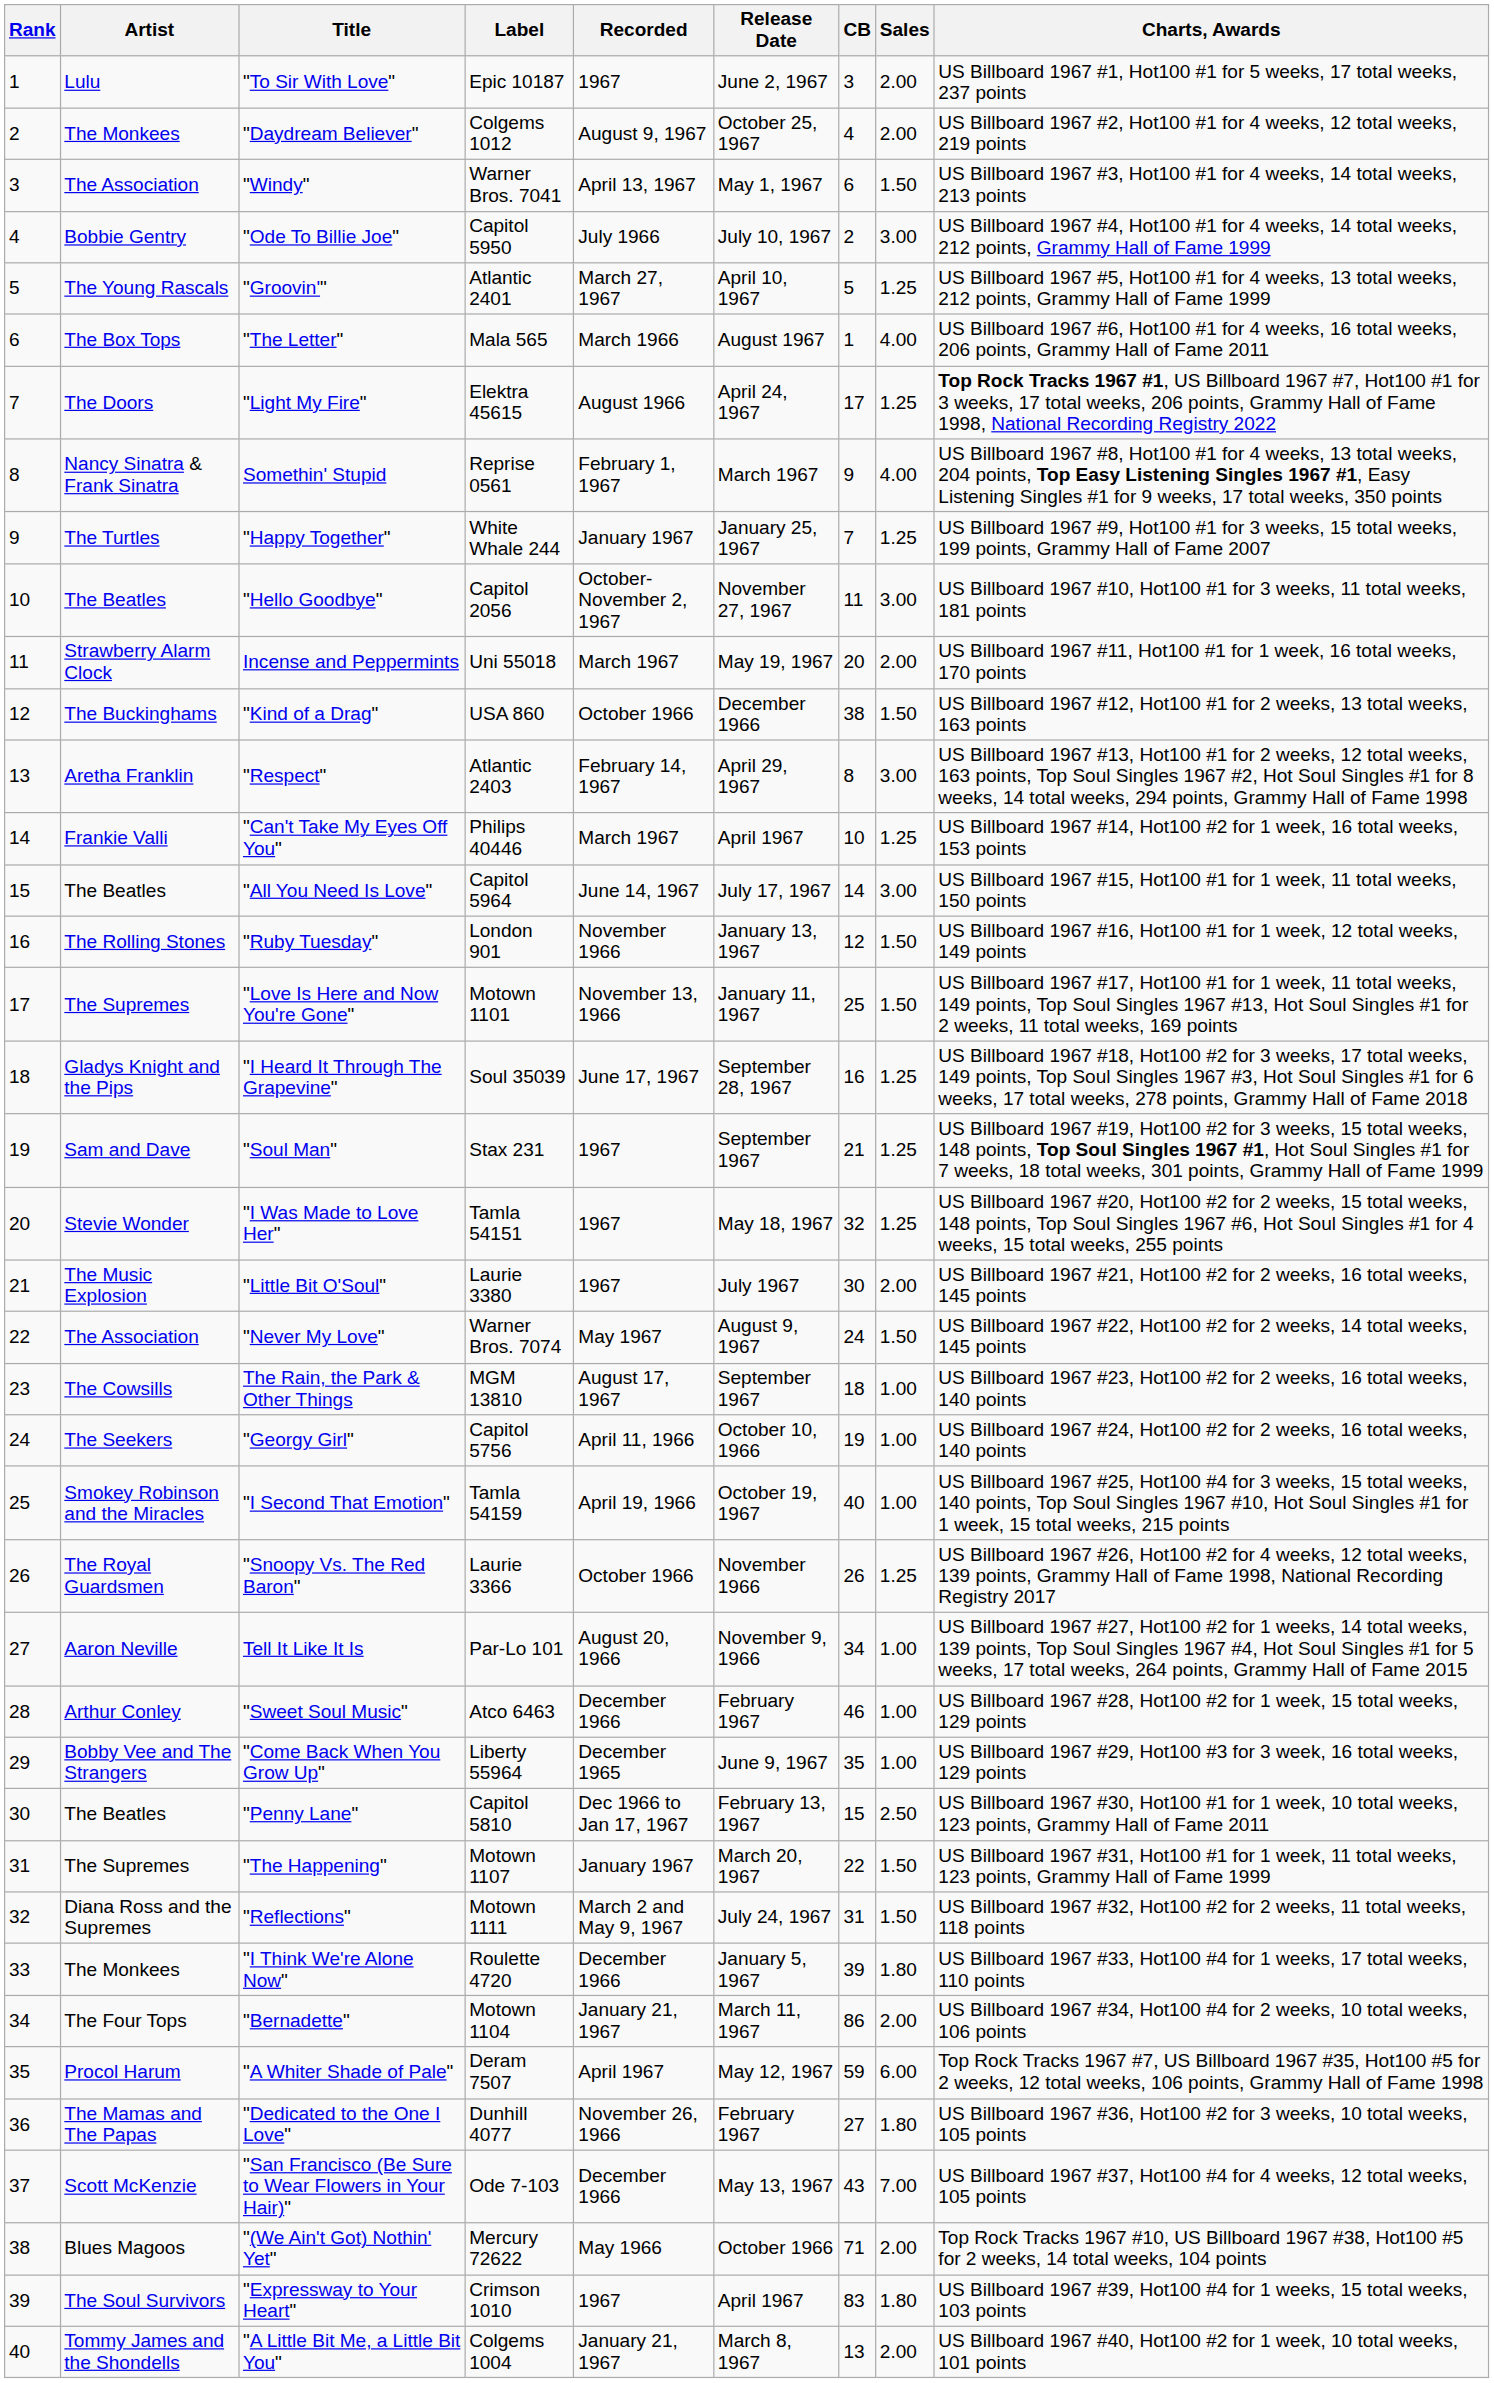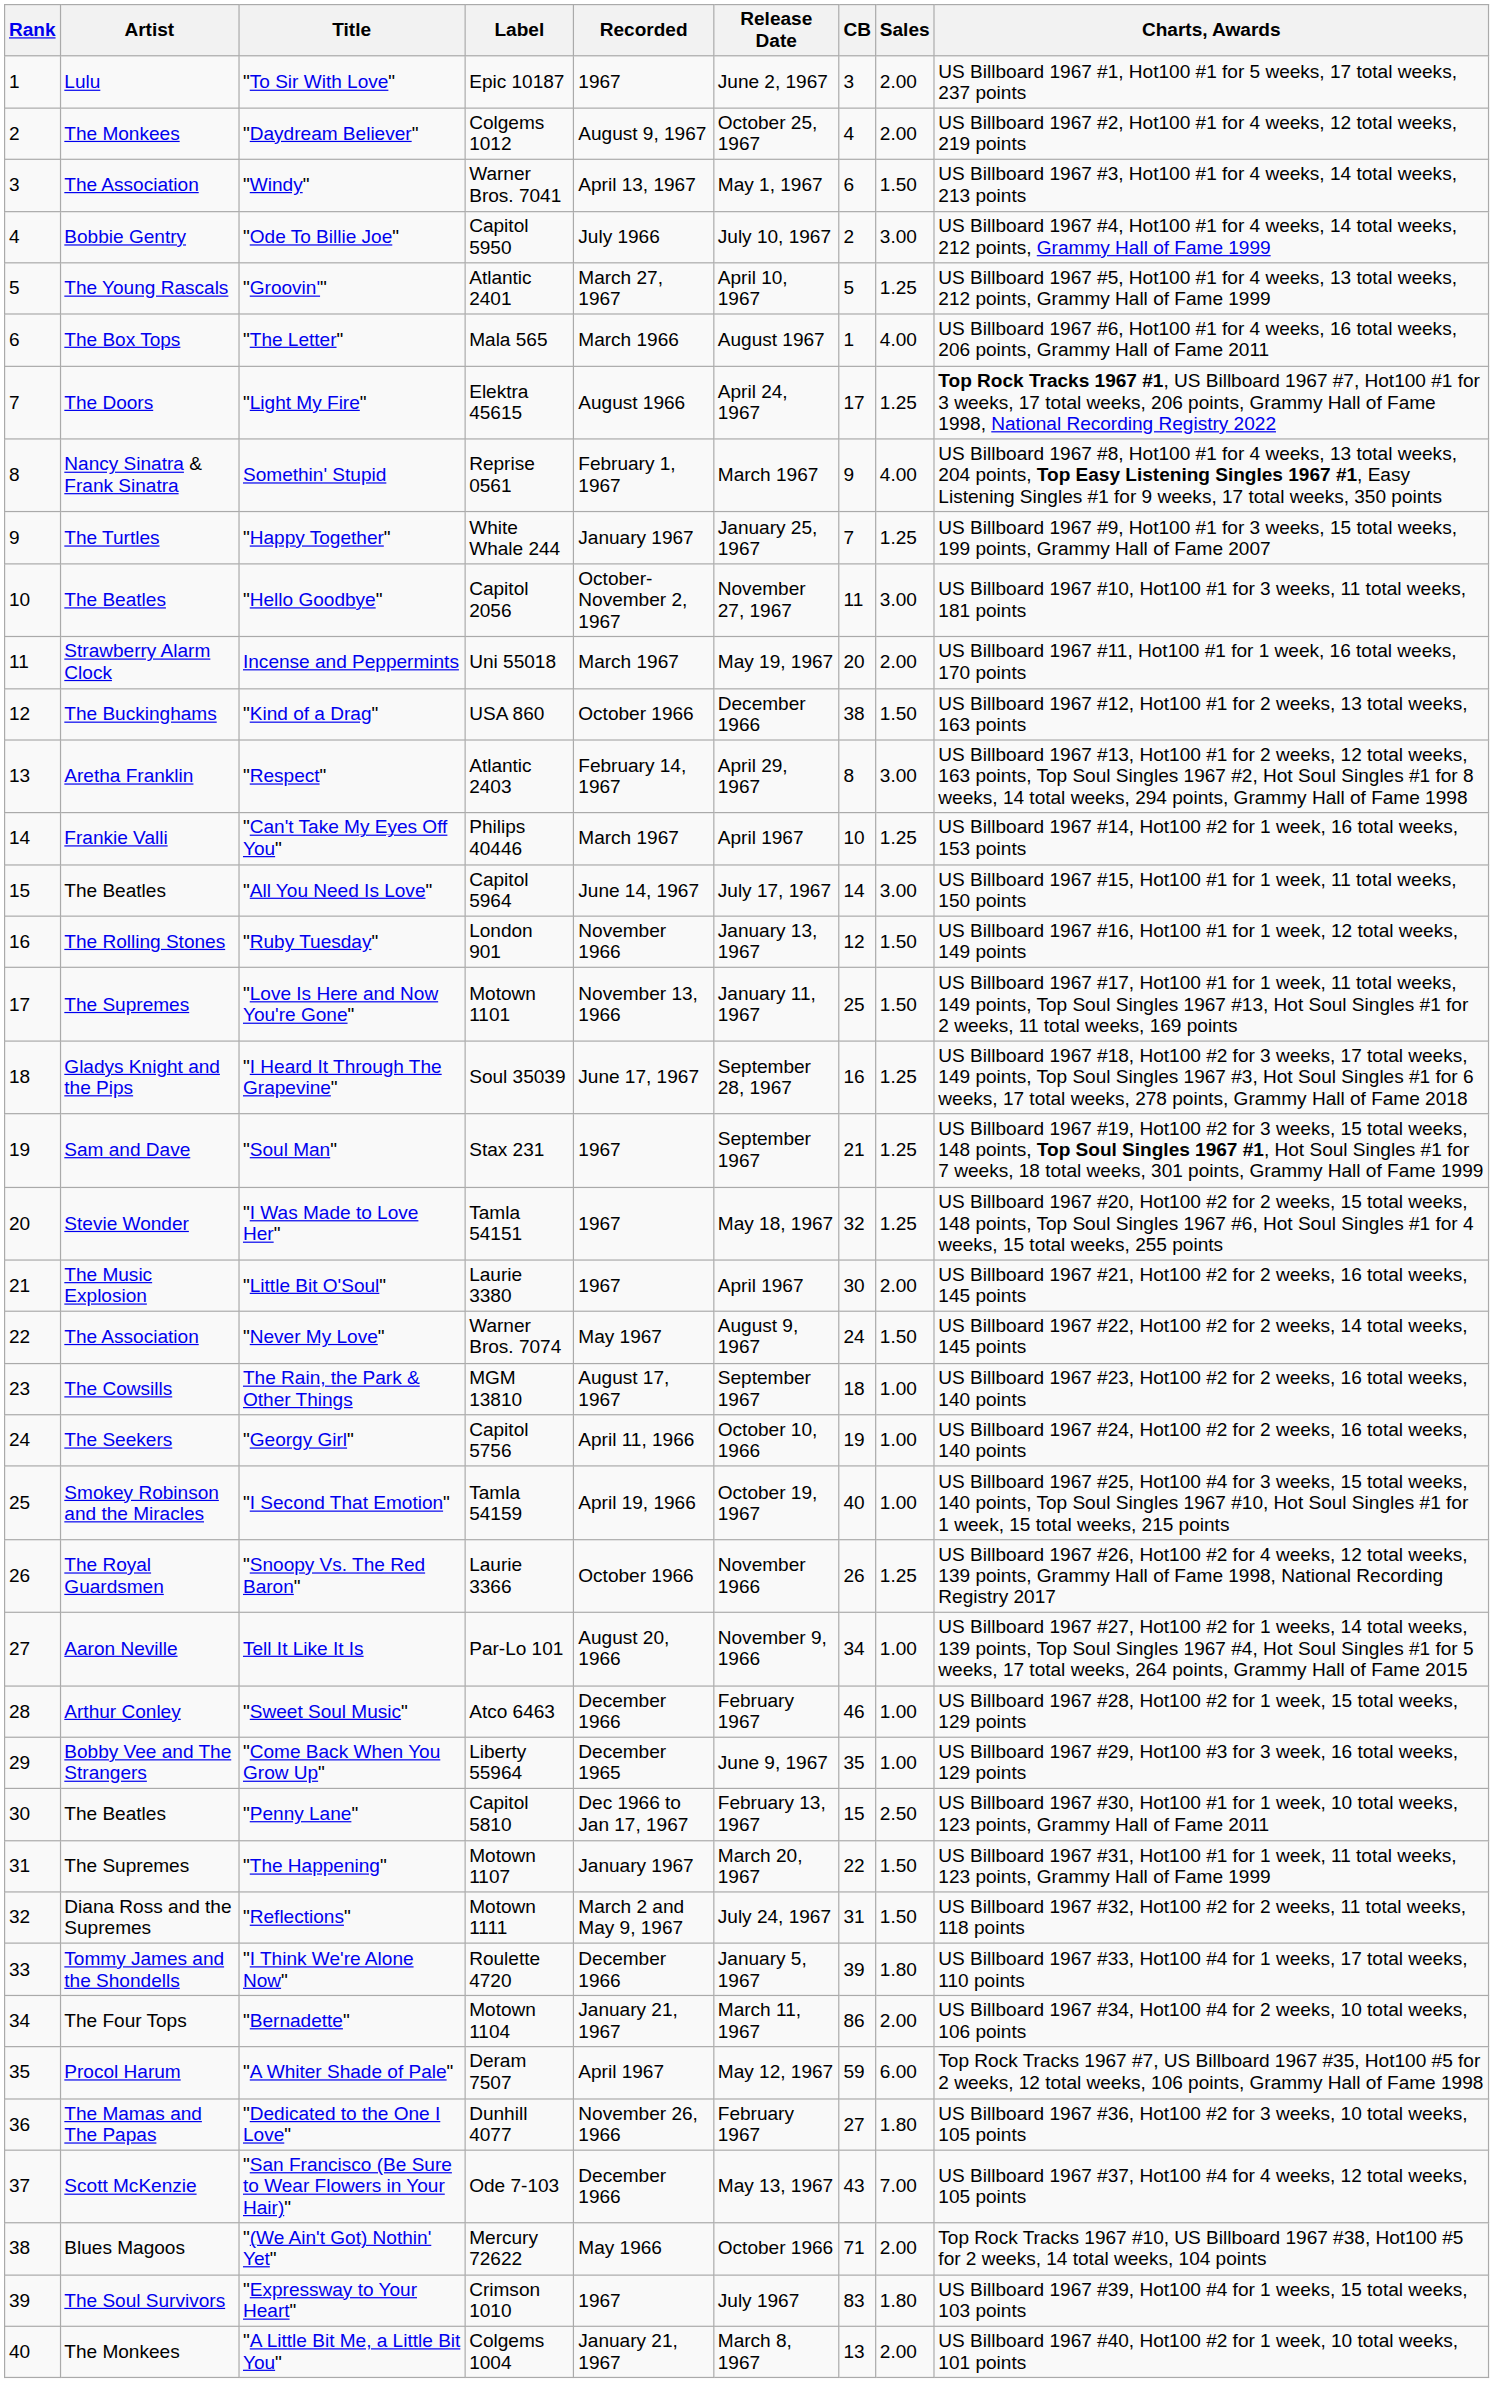(759, 1285) July 1967 -> (761, 1285) April 1967
(122, 1969) The Monkees -> (144, 1969) Tommy James and the Shondells
(761, 2300) April 1967 -> (759, 2300) July 1967
(144, 2351) Tommy James and the Shondells -> (122, 2351) The Monkees
